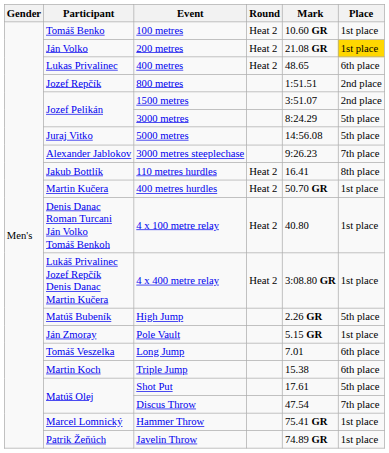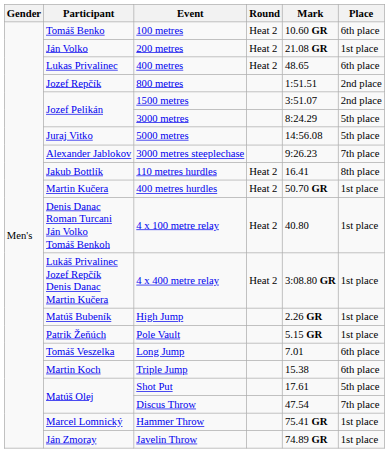(359, 31) 1st place -> (360, 31) 6th place
(359, 48) gold background -> (359, 48) no background
(360, 317) 5th place -> (359, 317) 1st place
(71, 334) Ján Zmoray -> (76, 334) Patrik Žeňúch
(76, 439) Patrik Žeňúch -> (71, 439) Ján Zmoray
